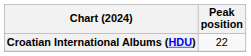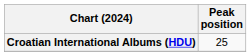(222, 42) 22 -> (222, 42) 25
